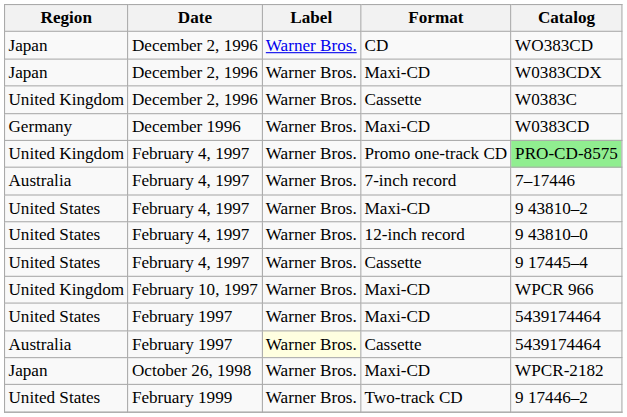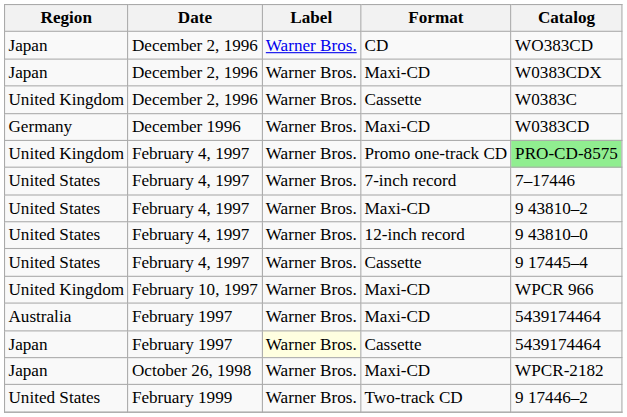(40, 180) Australia -> (54, 180) United States
(54, 316) United States -> (40, 316) Australia
(40, 343) Australia -> (28, 343) Japan
